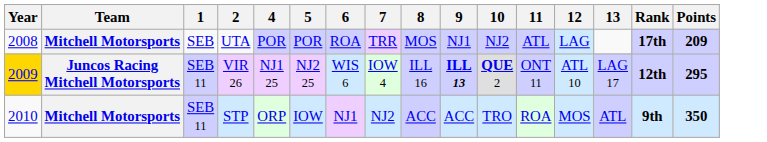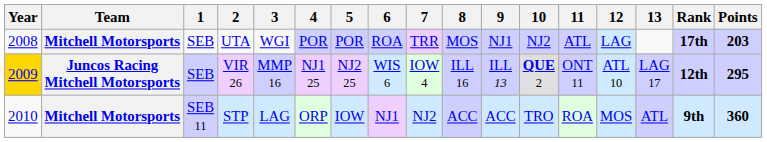+ column: (275, 17)
(696, 41) 209 -> (738, 41) 203
(201, 74) SEB 11 -> (201, 74) SEB
(459, 74) bold -> (501, 74) normal
(696, 116) 350 -> (738, 116) 360
